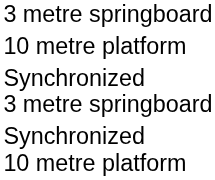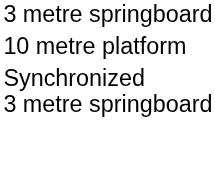- row: (95, 150)
